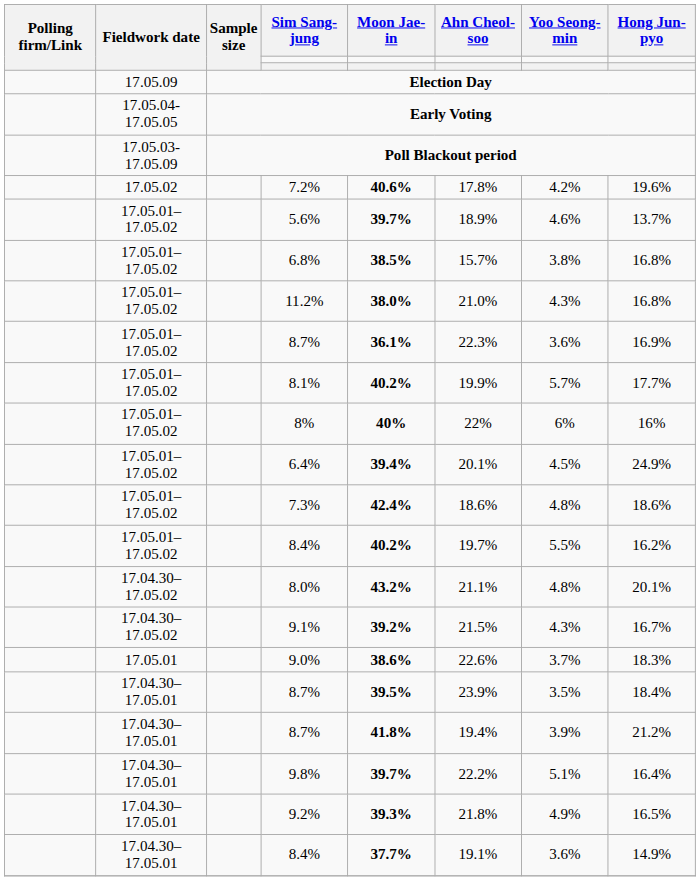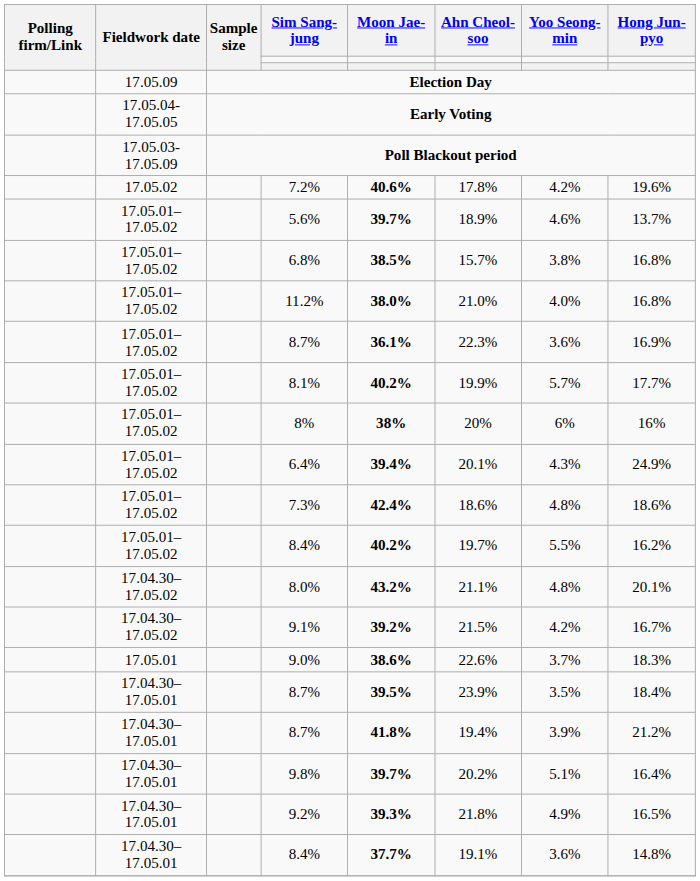(565, 301) 4.3% -> (565, 301) 4.0%
(391, 423) 40% -> (391, 423) 38%
(478, 423) 22% -> (478, 423) 20%
(565, 464) 4.5% -> (565, 464) 4.3%
(565, 627) 4.3% -> (565, 627) 4.2%
(478, 773) 22.2% -> (478, 773) 20.2%
(652, 855) 14.9% -> (652, 855) 14.8%
